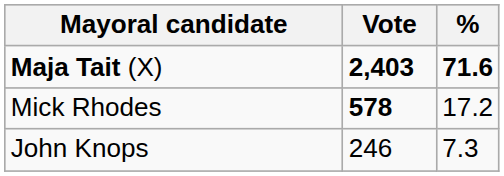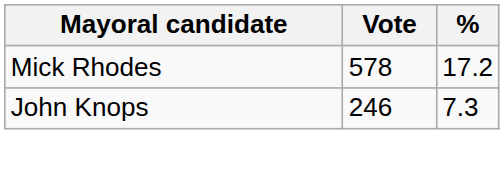- row: (87, 66)
(371, 107) bold -> (371, 66) normal
